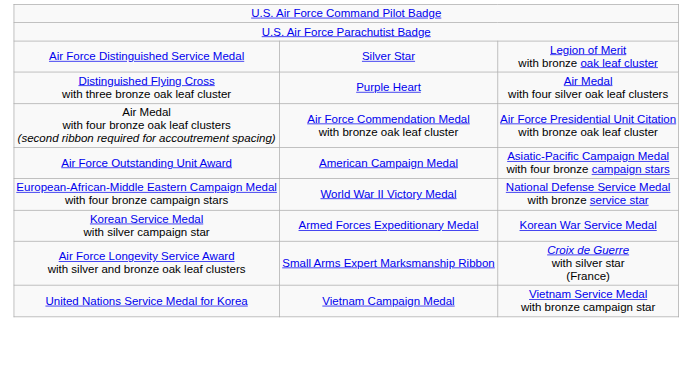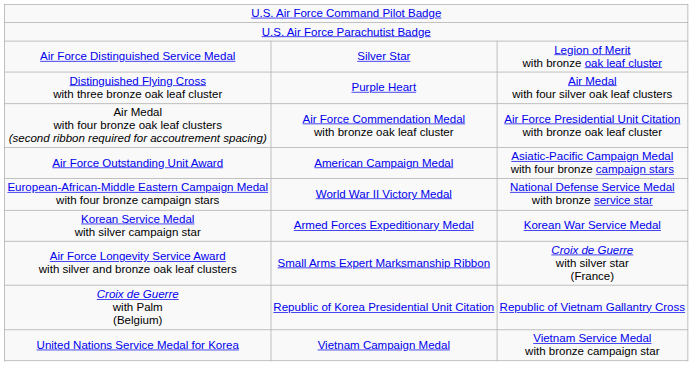+ row: (138, 307)
